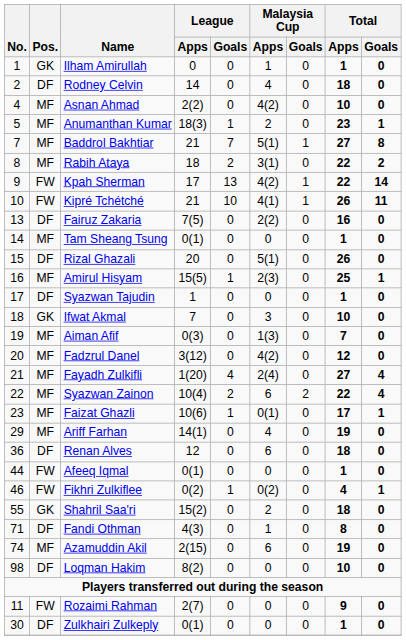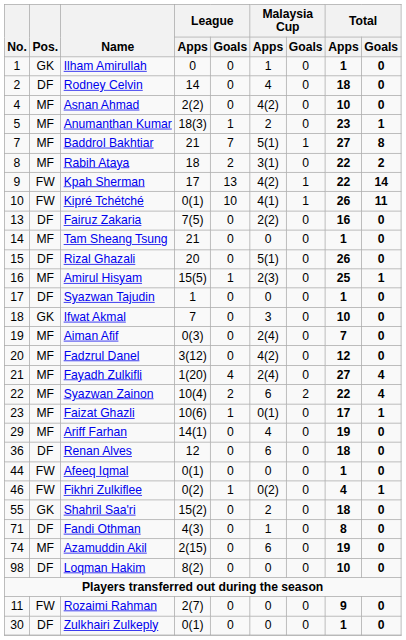(193, 201) 21 -> (193, 201) 0(1)
(193, 239) 0(1) -> (193, 239) 21
(268, 336) 1(3) -> (268, 336) 2(4)
